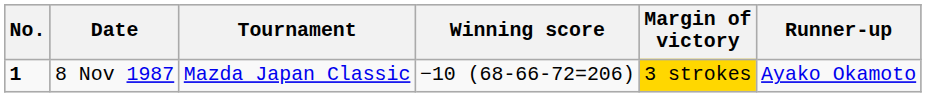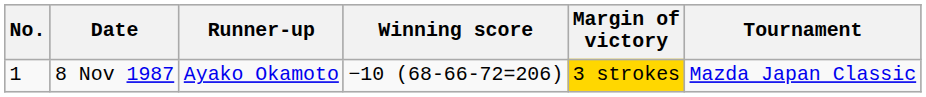columns swapped: (297, 32) <-> (839, 32)
(16, 76) bold -> (16, 76) normal
